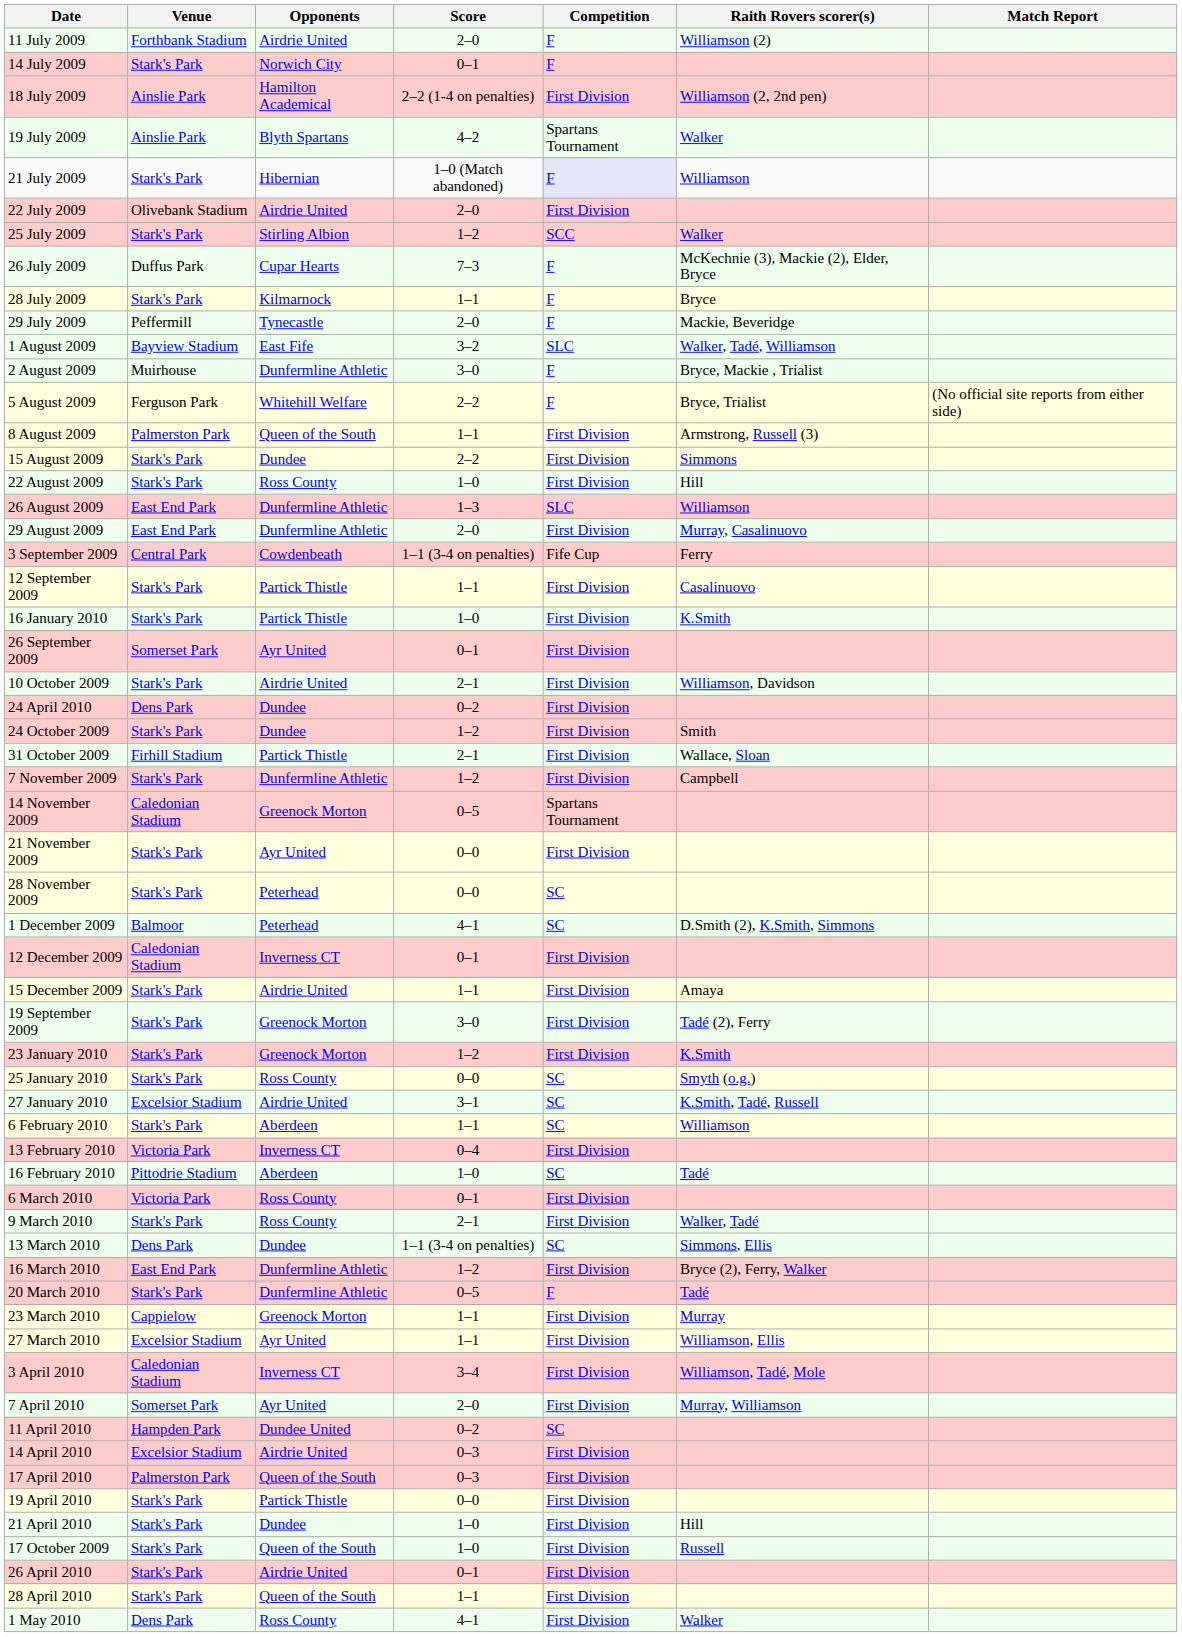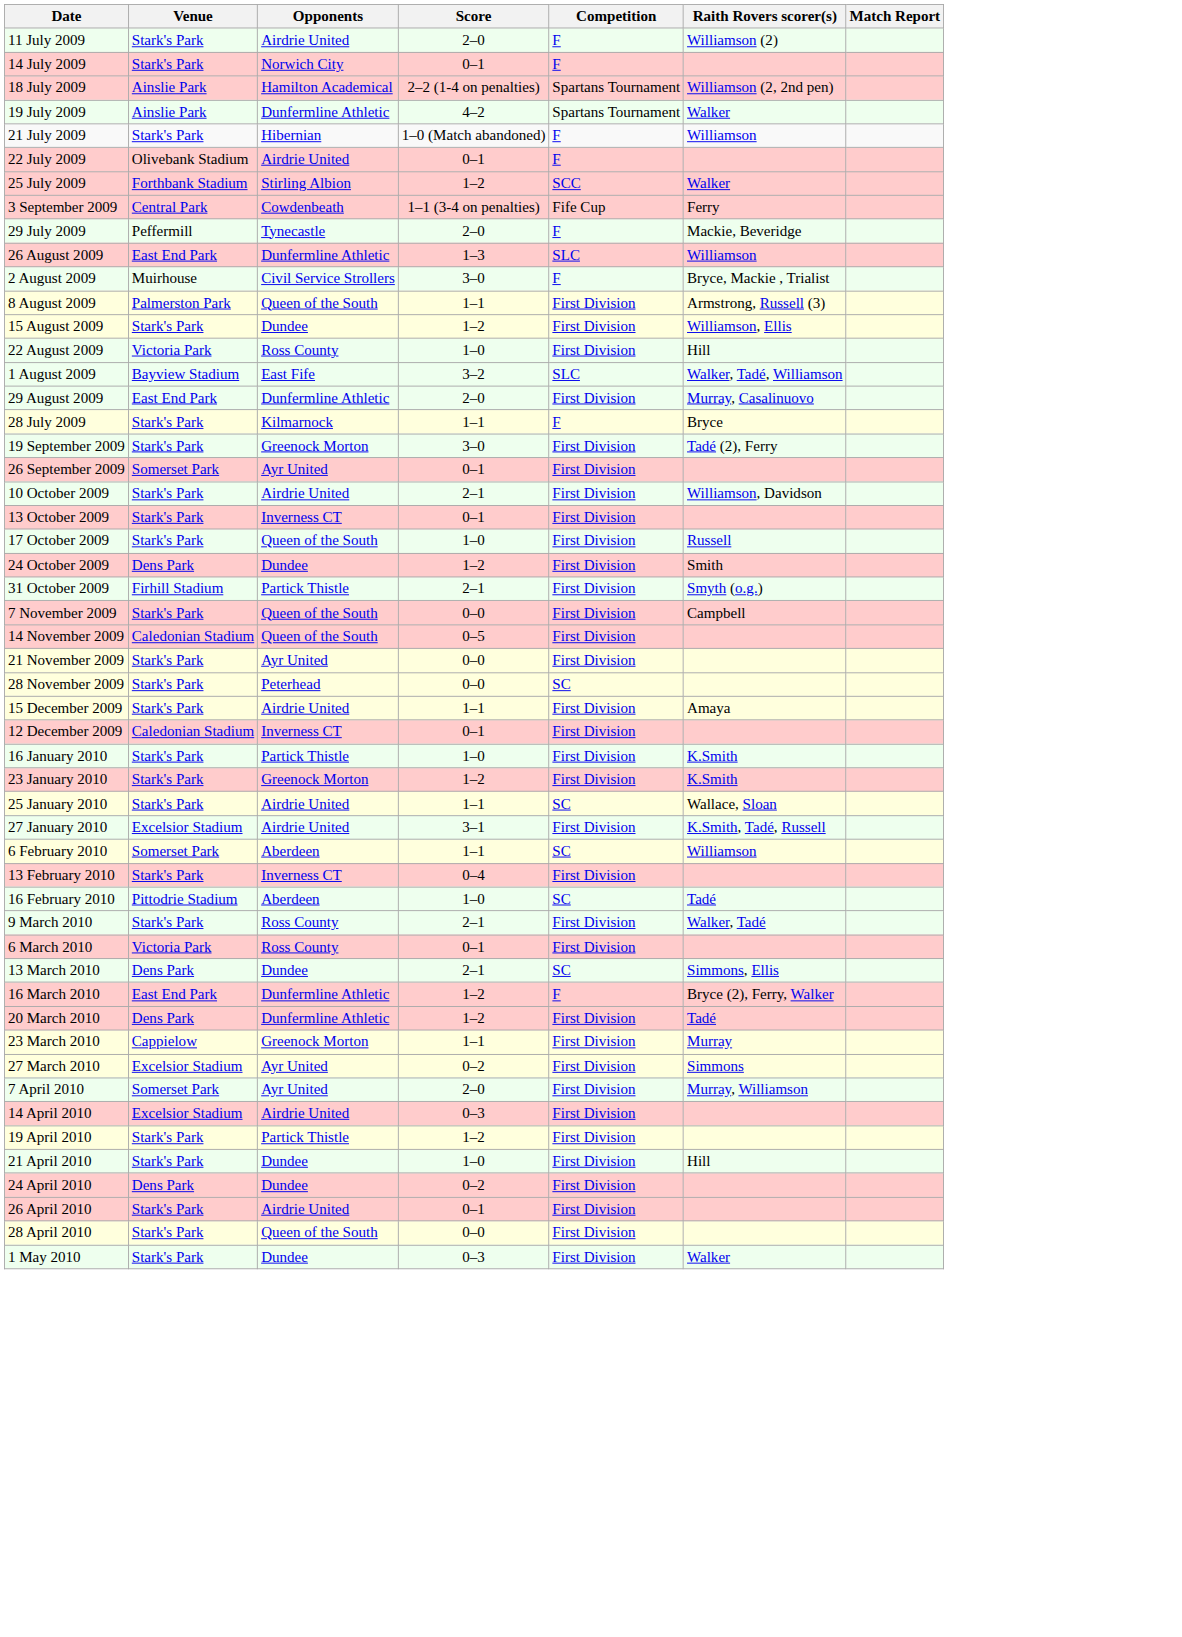(189, 40) Forthbank Stadium -> (168, 40) Stark's Park
(588, 96) First Division -> (616, 87) Spartans Tournament
(304, 137) Blyth Spartans -> (325, 111) Dunfermline Athletic
(550, 177) lavender background -> (557, 135) no background
(468, 210) 2–0 -> (474, 159) 0–1
(588, 210) First Division -> (557, 159) F
(167, 234) Stark's Park -> (190, 183) Forthbank Stadium
- row: (47, 266)
rows swapped: (47, 298) <-> (63, 554)
rows swapped: (52, 346) <-> (56, 506)
(323, 370) Dunfermline Athletic -> (328, 278) Civil Service Strollers
- row: (52, 402)
(468, 458) 2–2 -> (474, 326) 1–2
(708, 458) Simmons -> (739, 326) Williamson, Ellis
(167, 482) Stark's Park -> (172, 350) Victoria Park
- row: (49, 586)
rows swapped: (49, 1021) <-> (58, 618)
+ row: (58, 517)
rows swapped: (58, 1548) <-> (50, 707)
(167, 731) Stark's Park -> (163, 565) Dens Park
(725, 755) Wallace, Sloan -> (725, 588) Smyth (o.g.)
(323, 778) Dunfermline Athletic -> (319, 612) Queen of the South
(468, 778) 1–2 -> (474, 612) 0–0
(313, 811) Greenock Morton -> (319, 636) Queen of the South
(582, 811) Spartans Tournament -> (594, 636) First Division
- row: (61, 925)
rows swapped: (65, 957) <-> (65, 989)
(298, 1078) Ross County -> (305, 803) Airdrie United
(468, 1078) 0–0 -> (474, 803) 1–1
(718, 1078) Smyth (o.g.) -> (732, 803) Wallace, Sloan
(555, 1102) SC -> (594, 827) First Division
(167, 1125) Stark's Park -> (175, 851) Somerset Park
(171, 1149) Victoria Park -> (168, 875) Stark's Park
rows swapped: (50, 1197) <-> (50, 1221)
(468, 1245) 1–1 (3-4 on penalties) -> (474, 970) 2–1
(588, 1268) First Division -> (557, 994) F
(167, 1292) Stark's Park -> (163, 1018) Dens Park
(468, 1292) 0–5 -> (474, 1018) 1–2
(550, 1292) F -> (594, 1018) First Division
(468, 1340) 1–1 -> (474, 1065) 0–2
(732, 1340) Williamson, Ellis -> (715, 1065) Simmons
- row: (46, 1372)
- row: (49, 1429)
- row: (50, 1476)
(468, 1500) 0–0 -> (474, 1137) 1–2
(468, 1595) 1–1 -> (474, 1232) 0–0
(162, 1619) Dens Park -> (168, 1256) Stark's Park
(298, 1619) Ross County -> (285, 1256) Dundee
(468, 1619) 4–1 -> (474, 1256) 0–3
